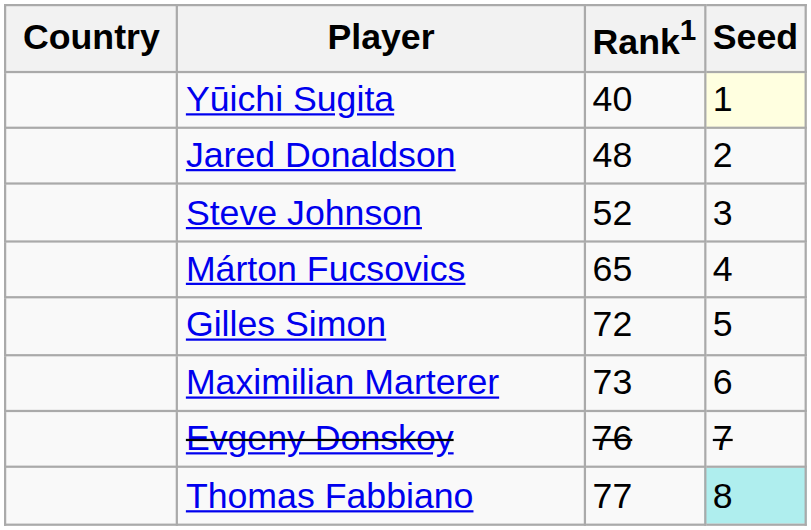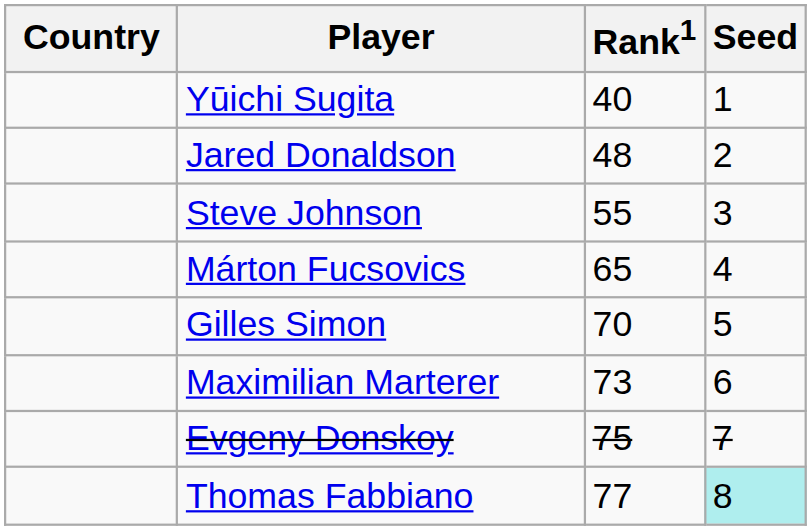(723, 99) lightyellow background -> (723, 99) no background
(612, 212) 52 -> (612, 212) 55
(612, 325) 72 -> (612, 325) 70
(612, 438) 76 -> (612, 438) 75
